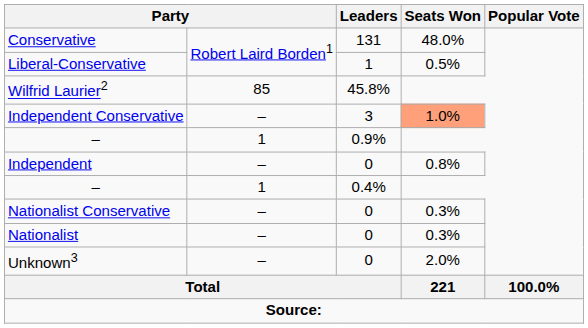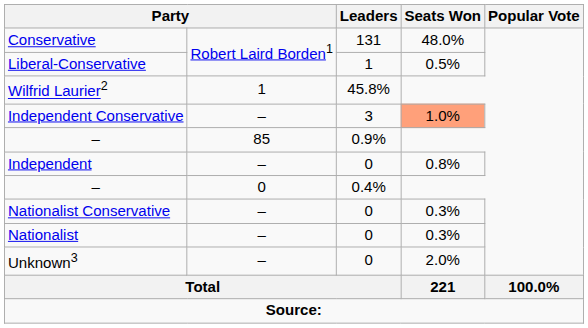(262, 90) 85 -> (262, 90) 1
(262, 139) 1 -> (262, 139) 85
(262, 187) 1 -> (262, 187) 0
